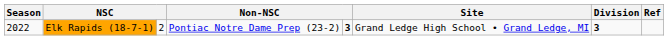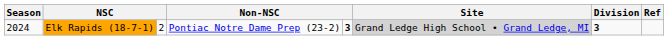(18, 28) 2022 -> (18, 28) 2024
(472, 28) no background -> (472, 28) lightgrey background
